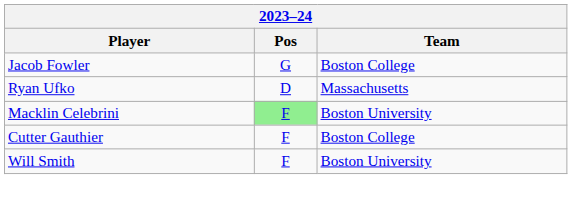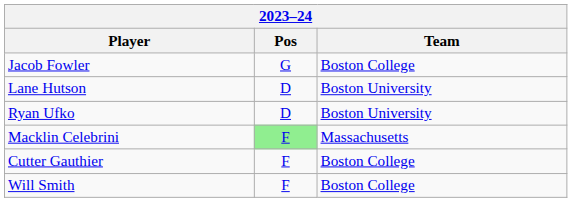+ row: (47, 88)
(364, 88) Massachusetts -> (376, 112) Boston University
(376, 112) Boston University -> (364, 137) Massachusetts
(376, 161) Boston University -> (368, 185) Boston College
